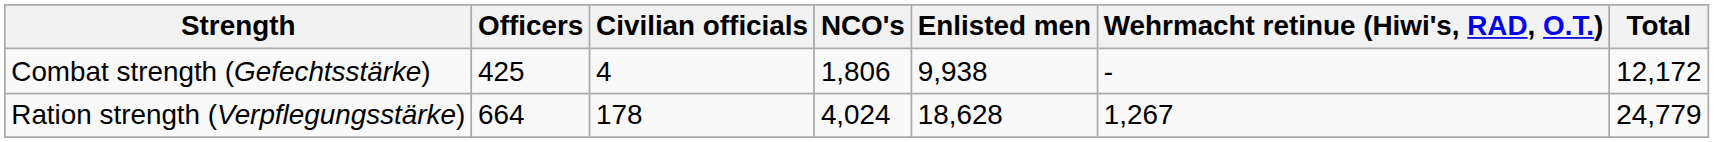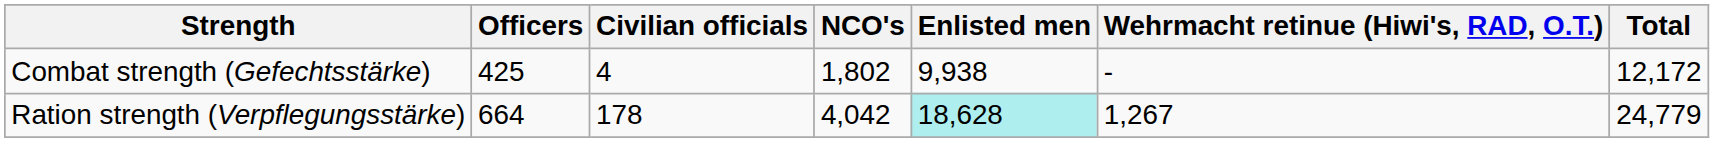(856, 70) 1,806 -> (856, 70) 1,802
(856, 114) 4,024 -> (856, 114) 4,042
(960, 114) no background -> (960, 114) paleturquoise background
